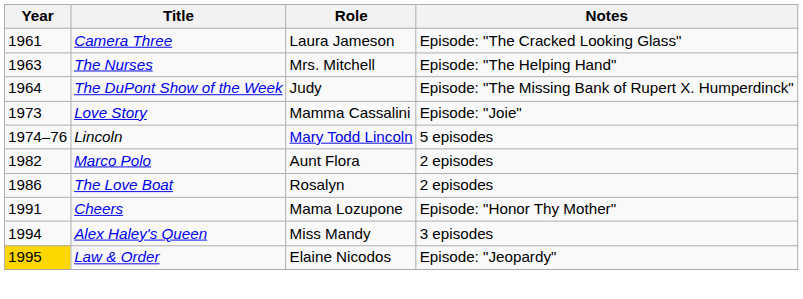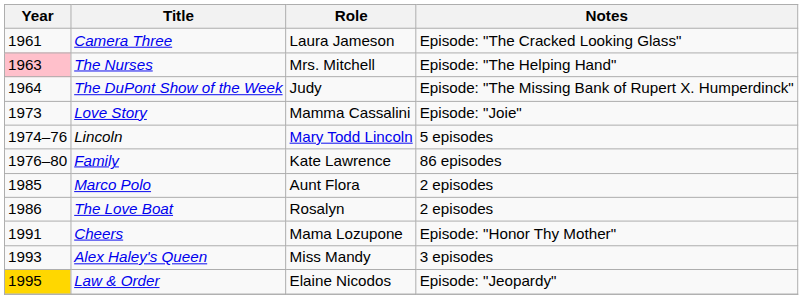(25, 64) no background -> (25, 64) pink background
+ row: (97, 161)
(25, 161) 1982 -> (25, 185) 1985
(25, 233) 1994 -> (25, 257) 1993
